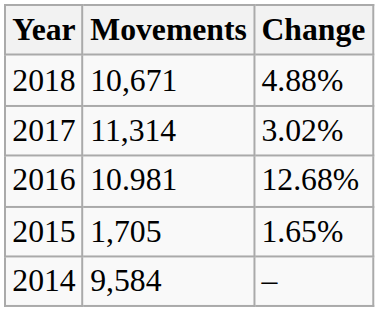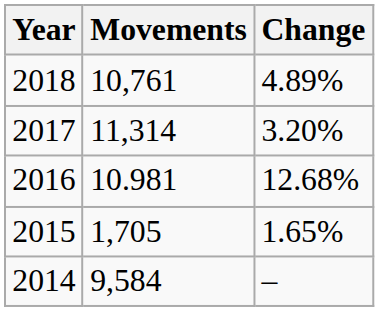(134, 79) 10,671 -> (134, 79) 10,761
(302, 79) 4.88% -> (302, 79) 4.89%
(302, 130) 3.02% -> (302, 130) 3.20%
